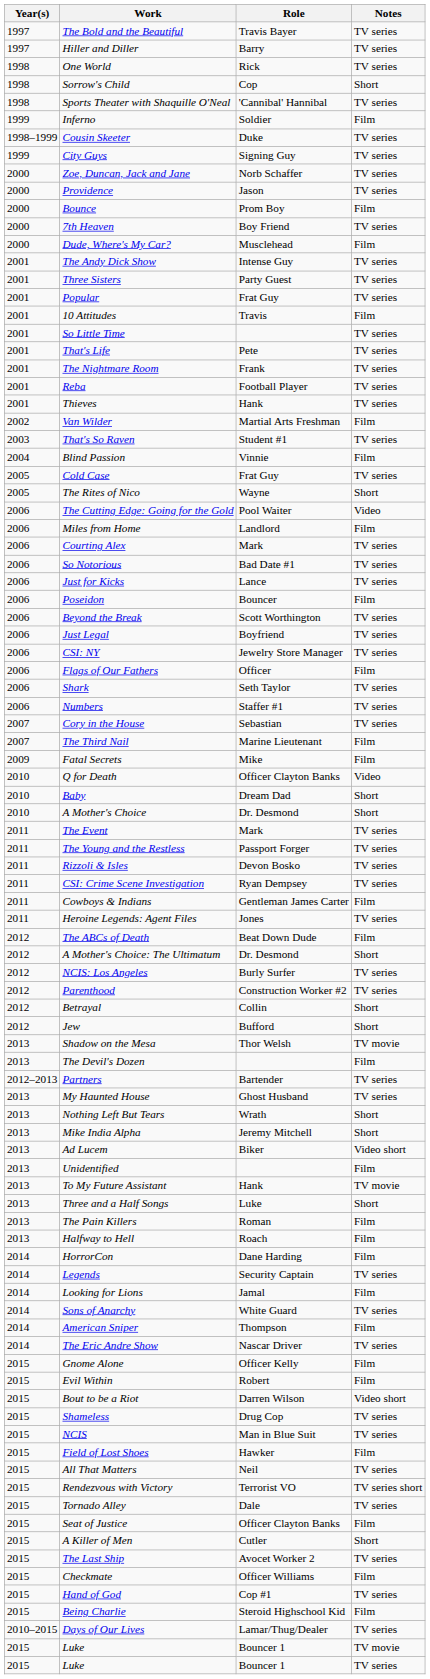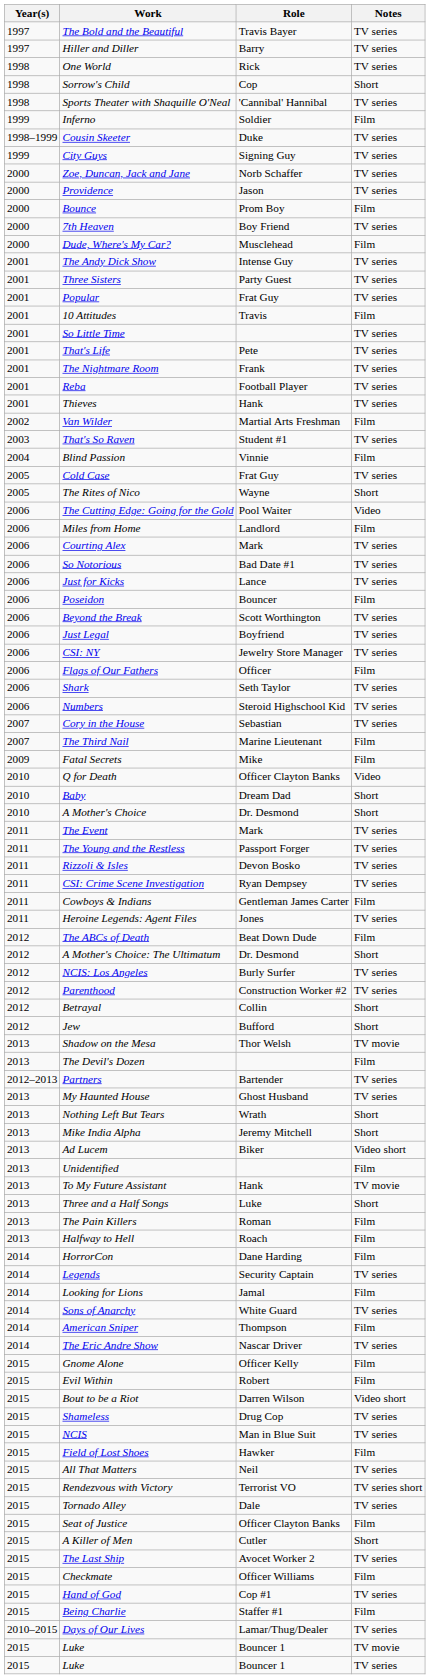(261, 706) Staffer #1 -> (292, 706) Steroid Highschool Kid
(292, 1612) Steroid Highschool Kid -> (261, 1612) Staffer #1
